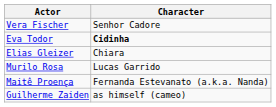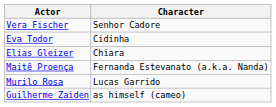(111, 39) bold -> (111, 39) normal
rows swapped: (35, 67) <-> (40, 81)
